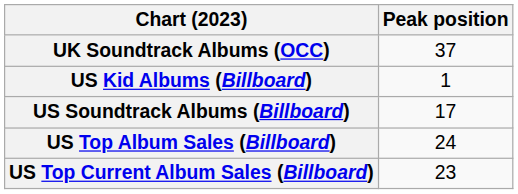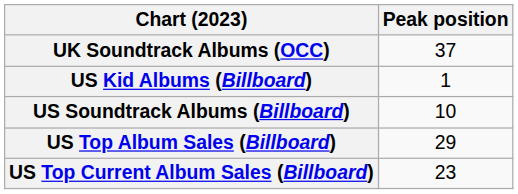(446, 111) 17 -> (446, 111) 10
(446, 142) 24 -> (446, 142) 29
